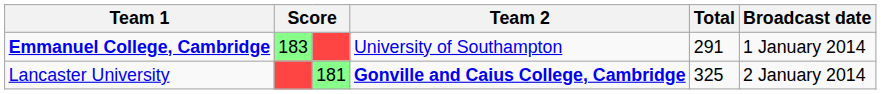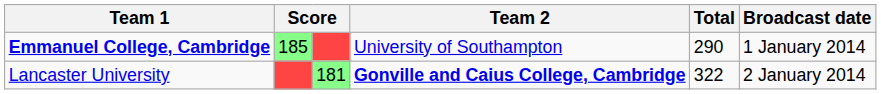(293, 46) 183 -> (293, 46) 185
(709, 46) 291 -> (709, 46) 290
(709, 74) 325 -> (709, 74) 322
